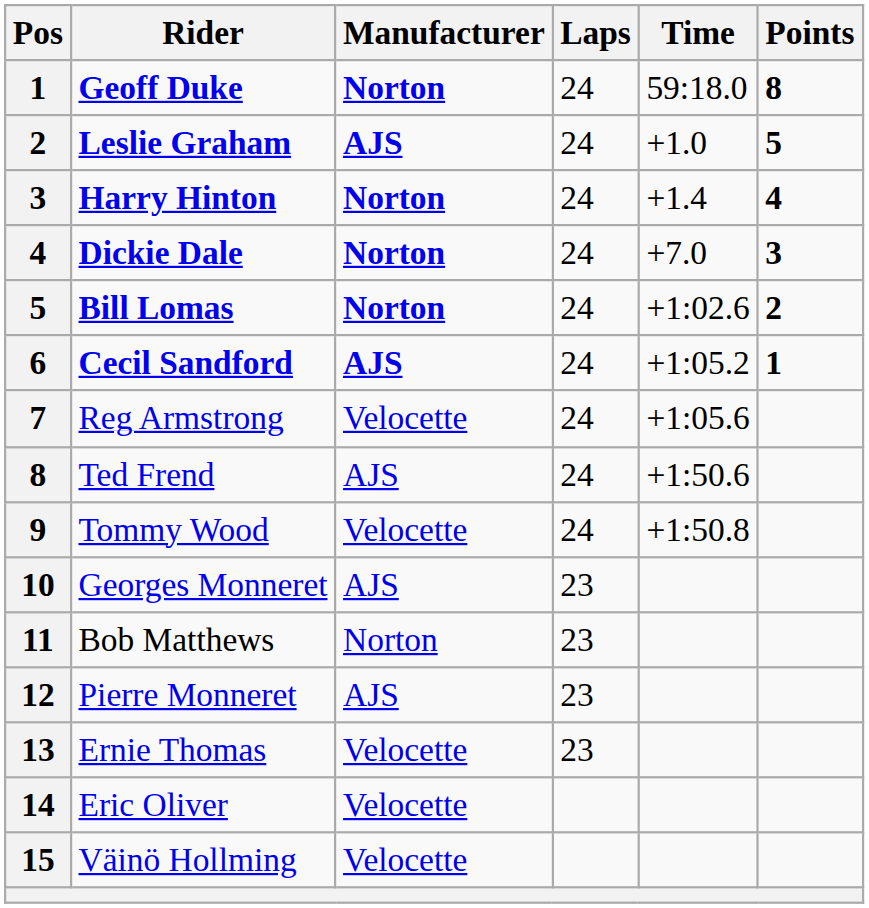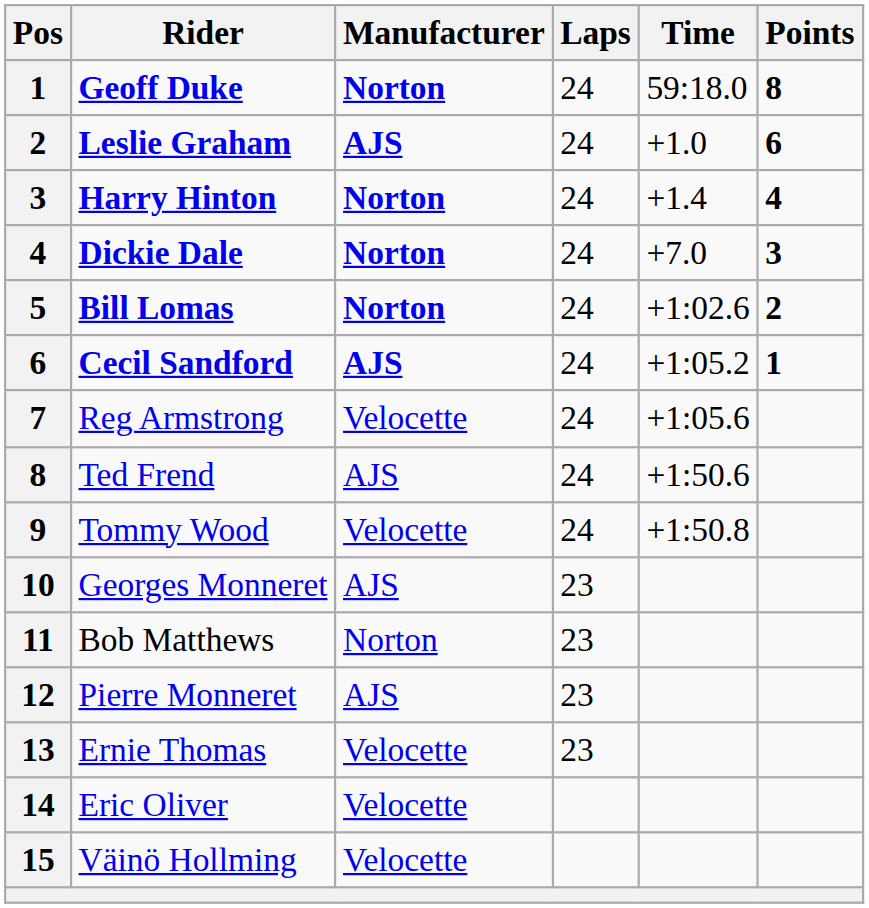(774, 142) 5 -> (774, 142) 6
